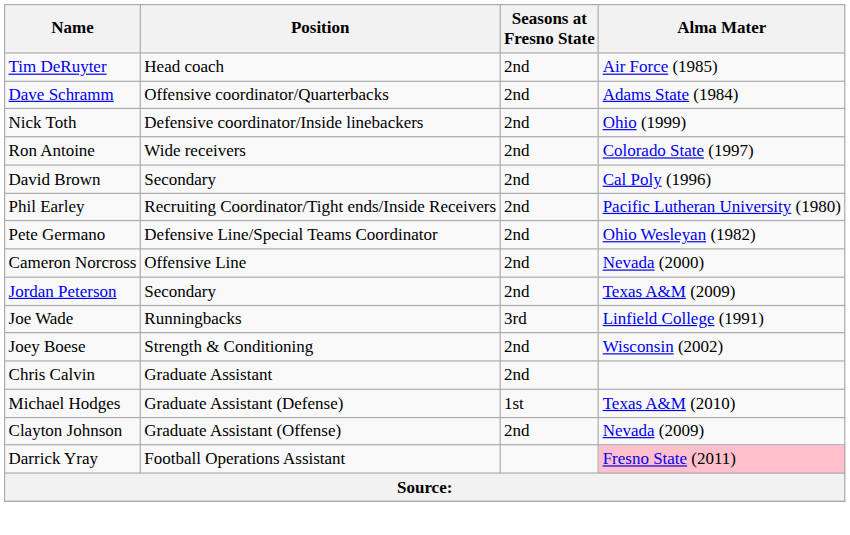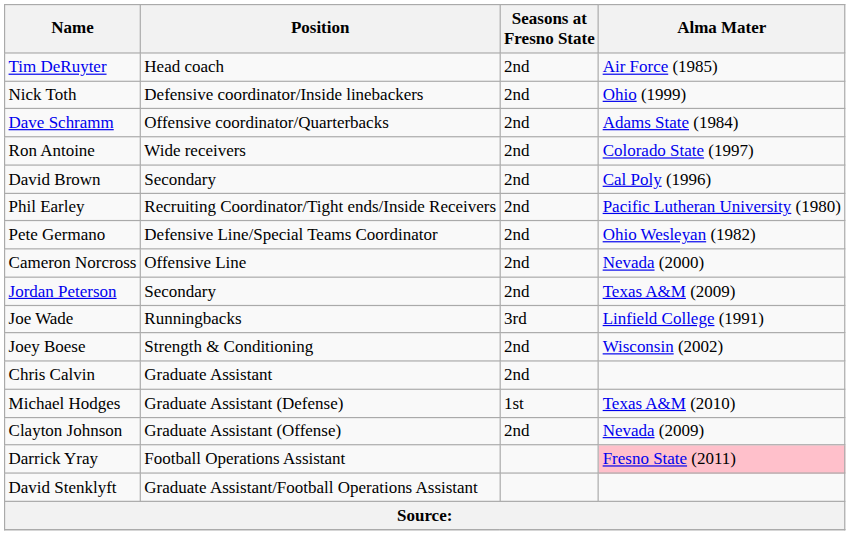rows swapped: (61, 95) <-> (42, 123)
+ row: (63, 487)
